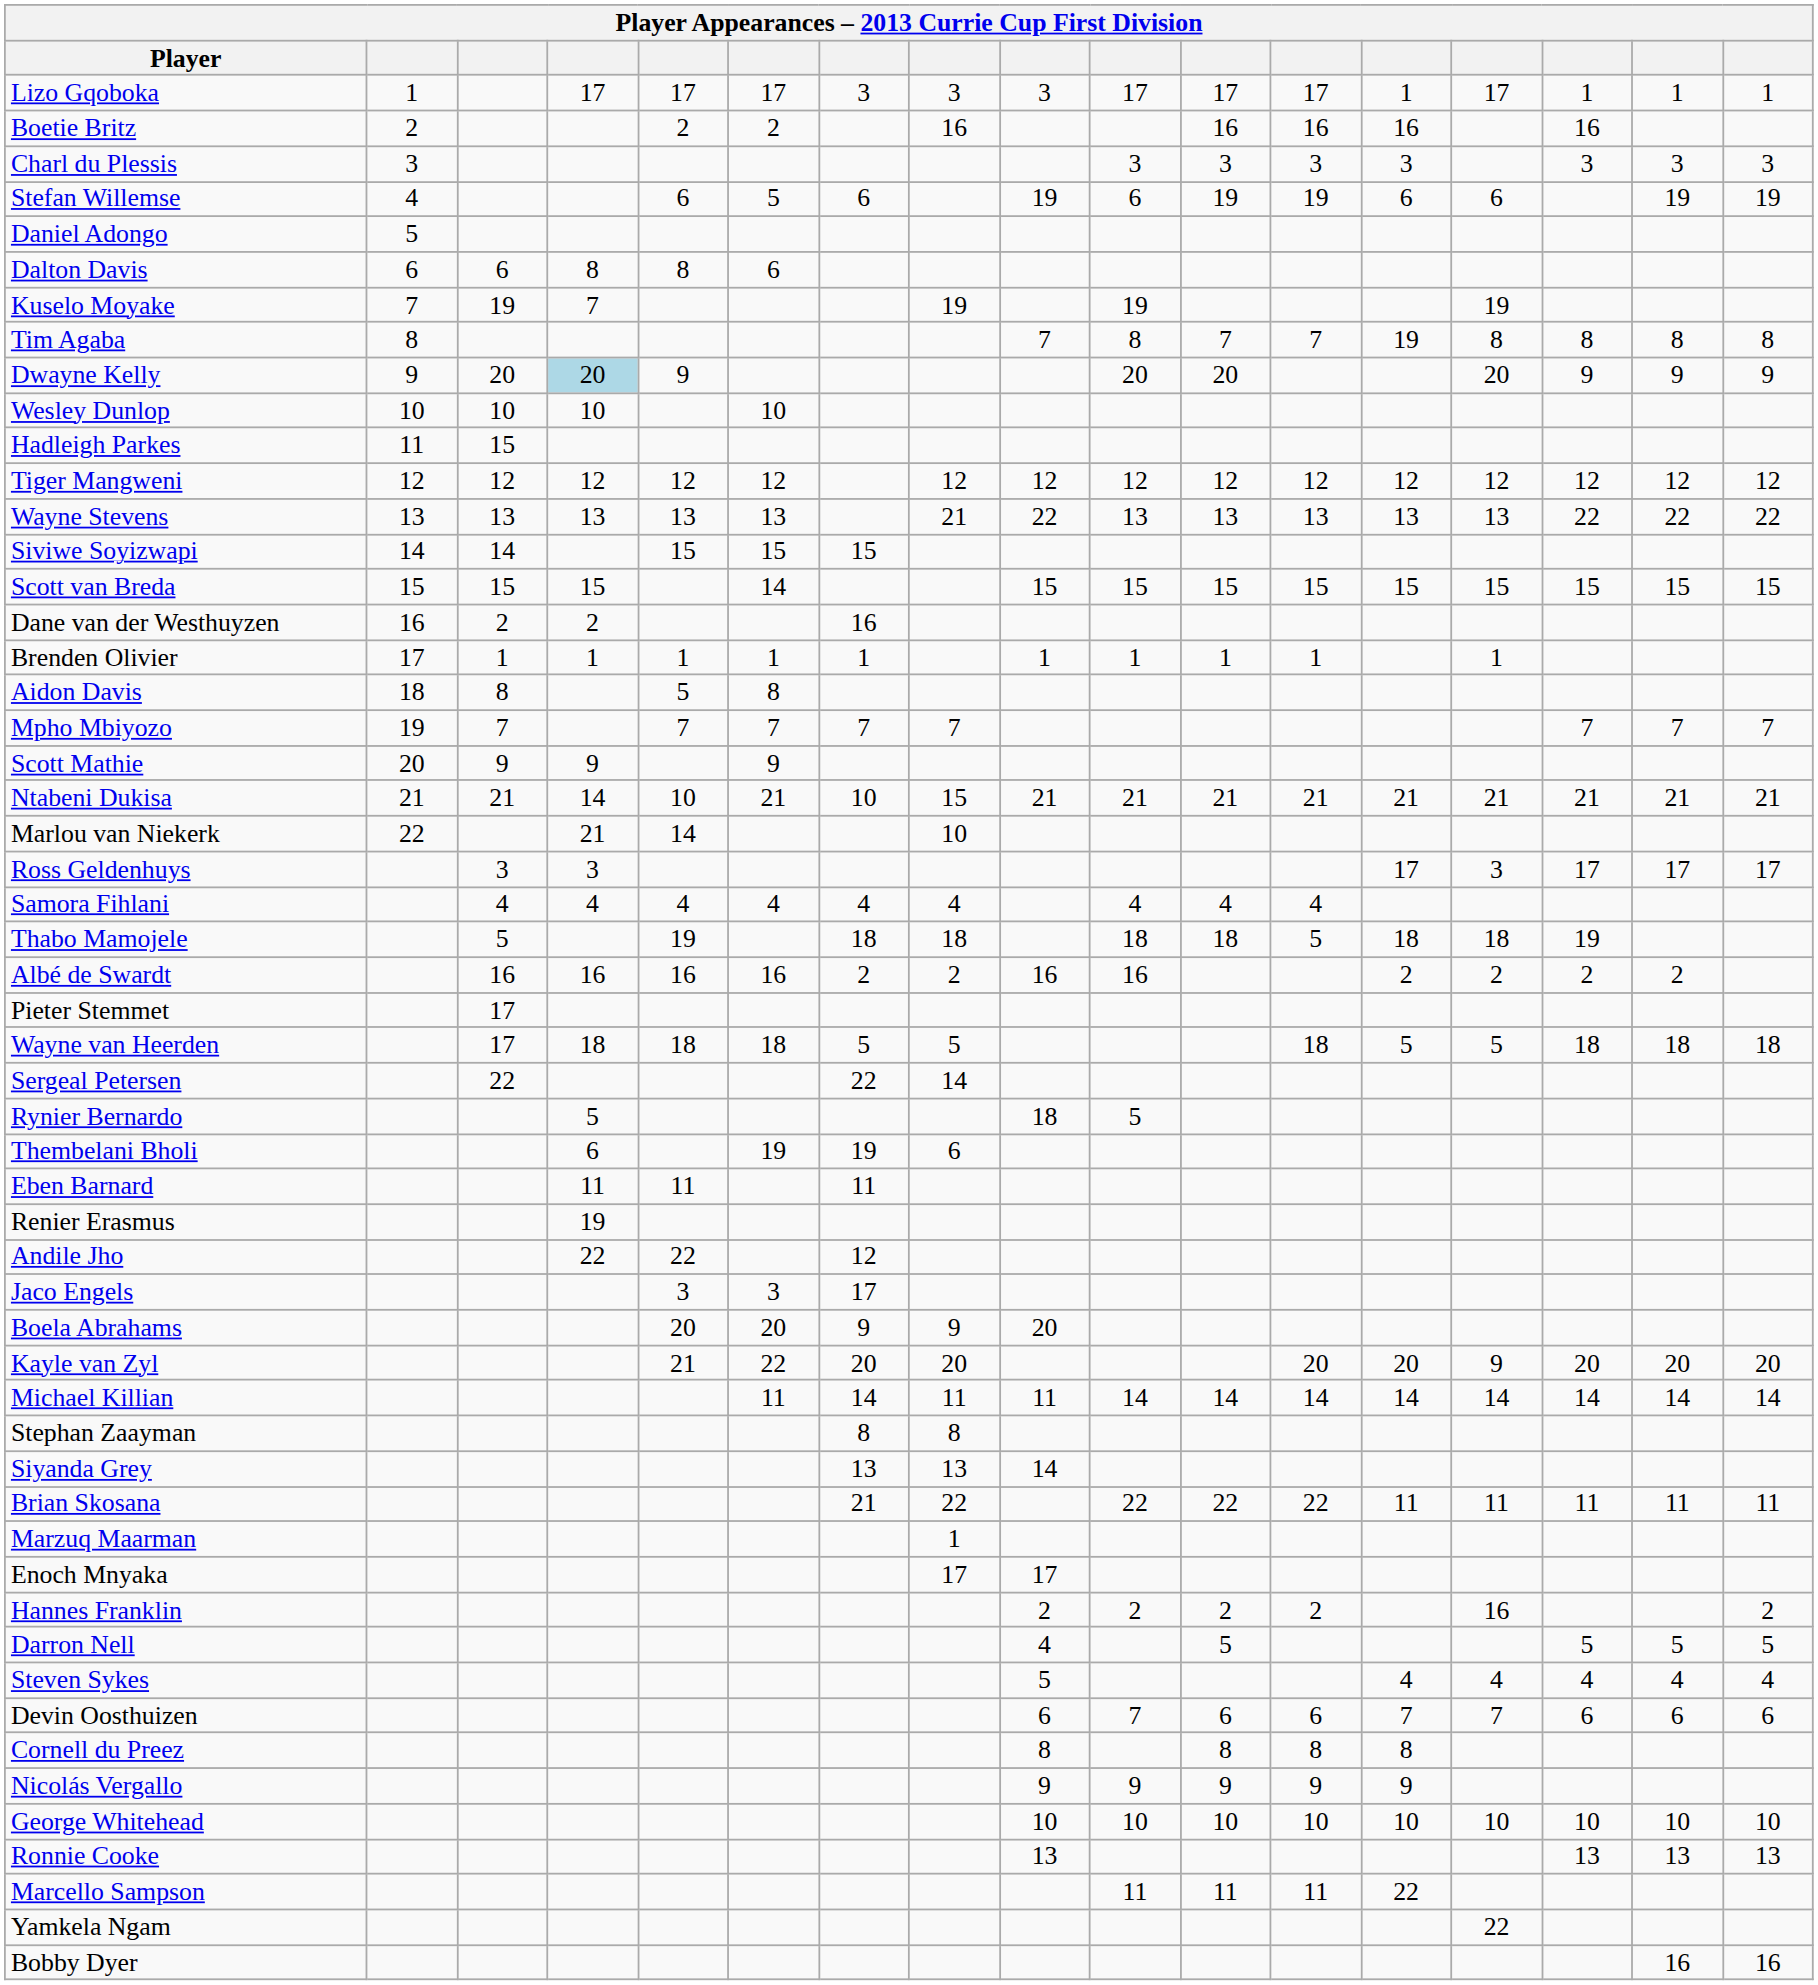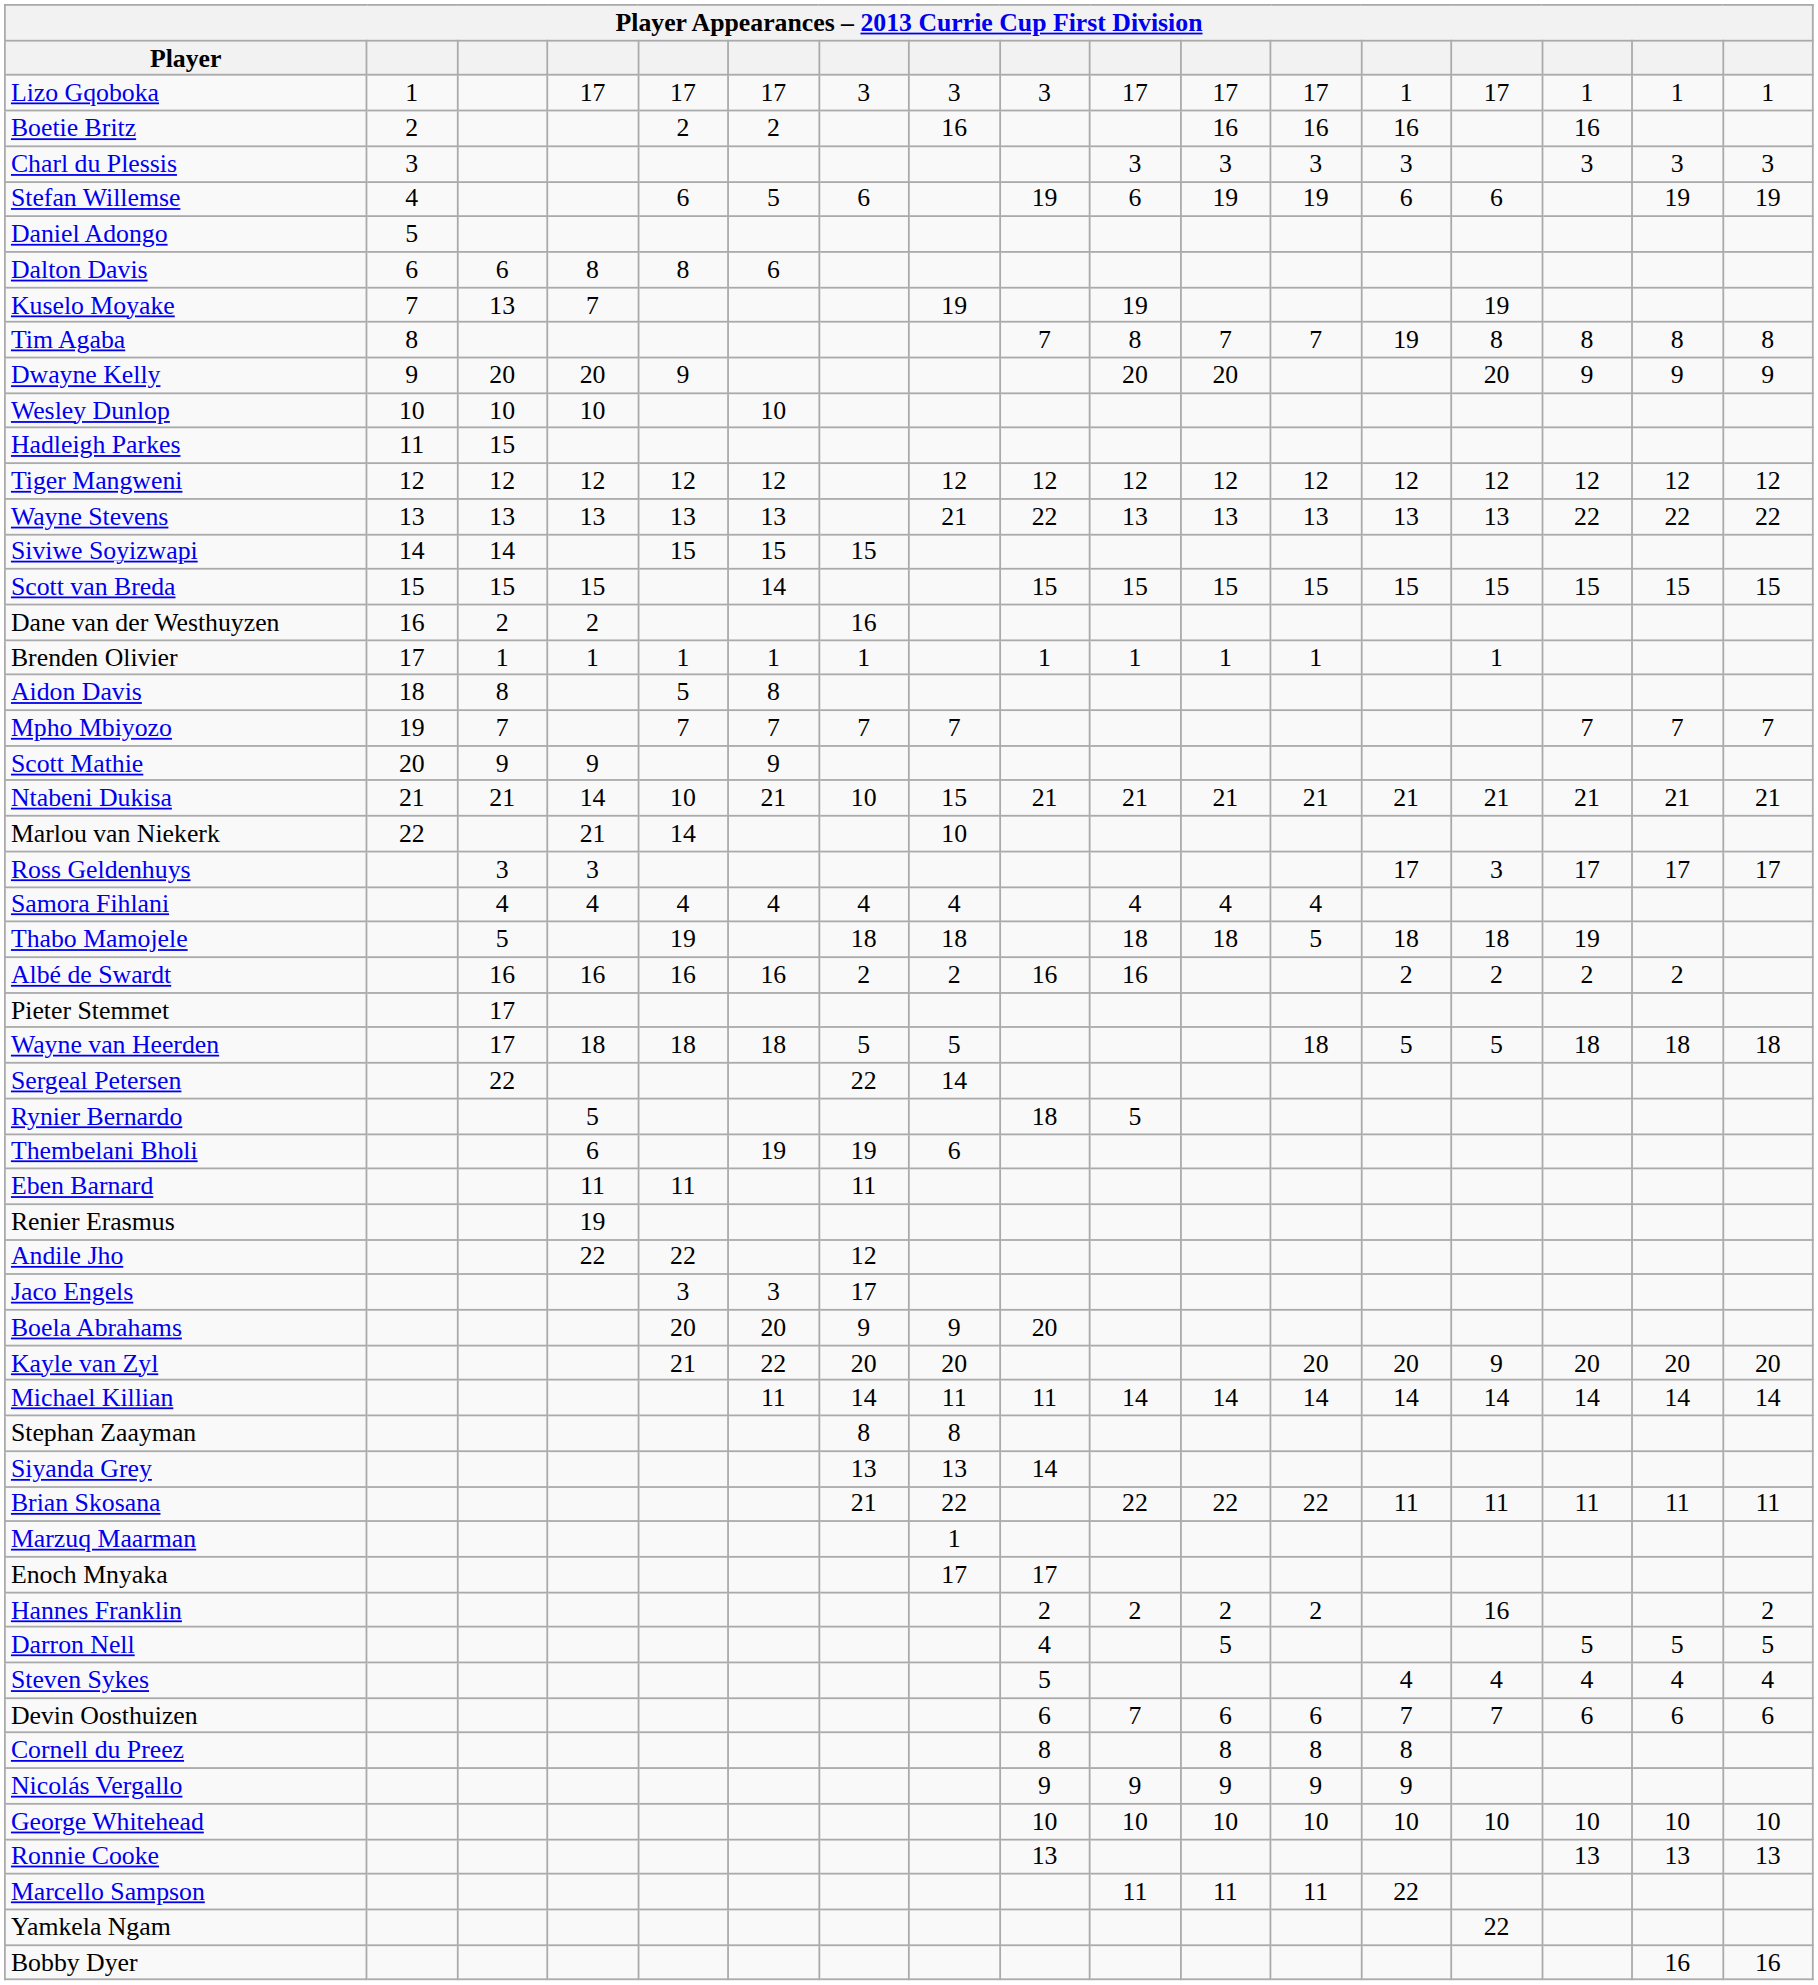(502, 304) 19 -> (502, 304) 13
(593, 375) lightblue background -> (593, 375) no background
